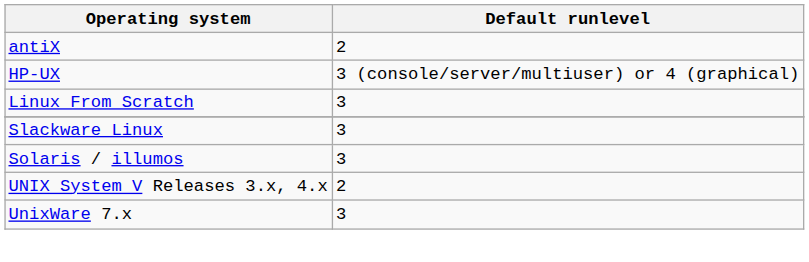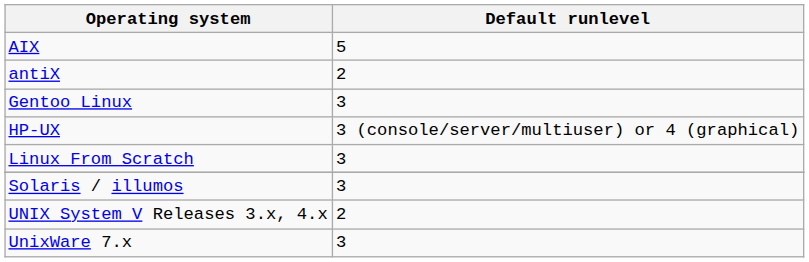+ row: (24, 47)
+ row: (70, 103)
- row: (86, 131)
